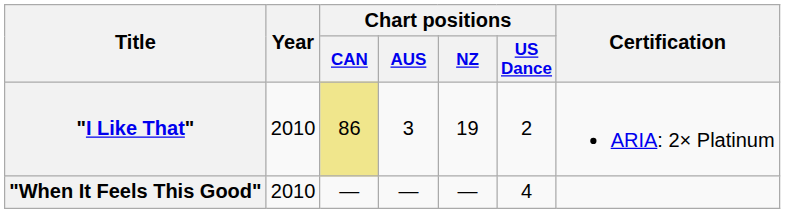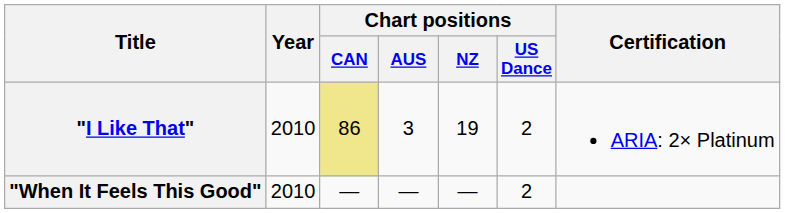(527, 191) 4 -> (527, 191) 2
